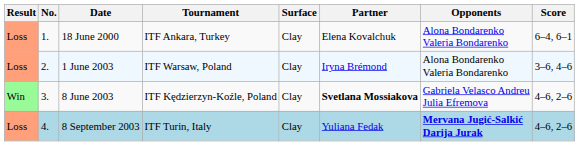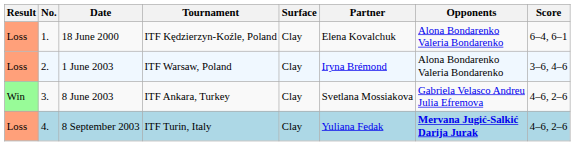(187, 36) ITF Ankara, Turkey -> (211, 36) ITF Kędzierzyn-Koźle, Poland
(211, 95) ITF Kędzierzyn-Koźle, Poland -> (187, 95) ITF Ankara, Turkey
(370, 95) bold -> (367, 95) normal
